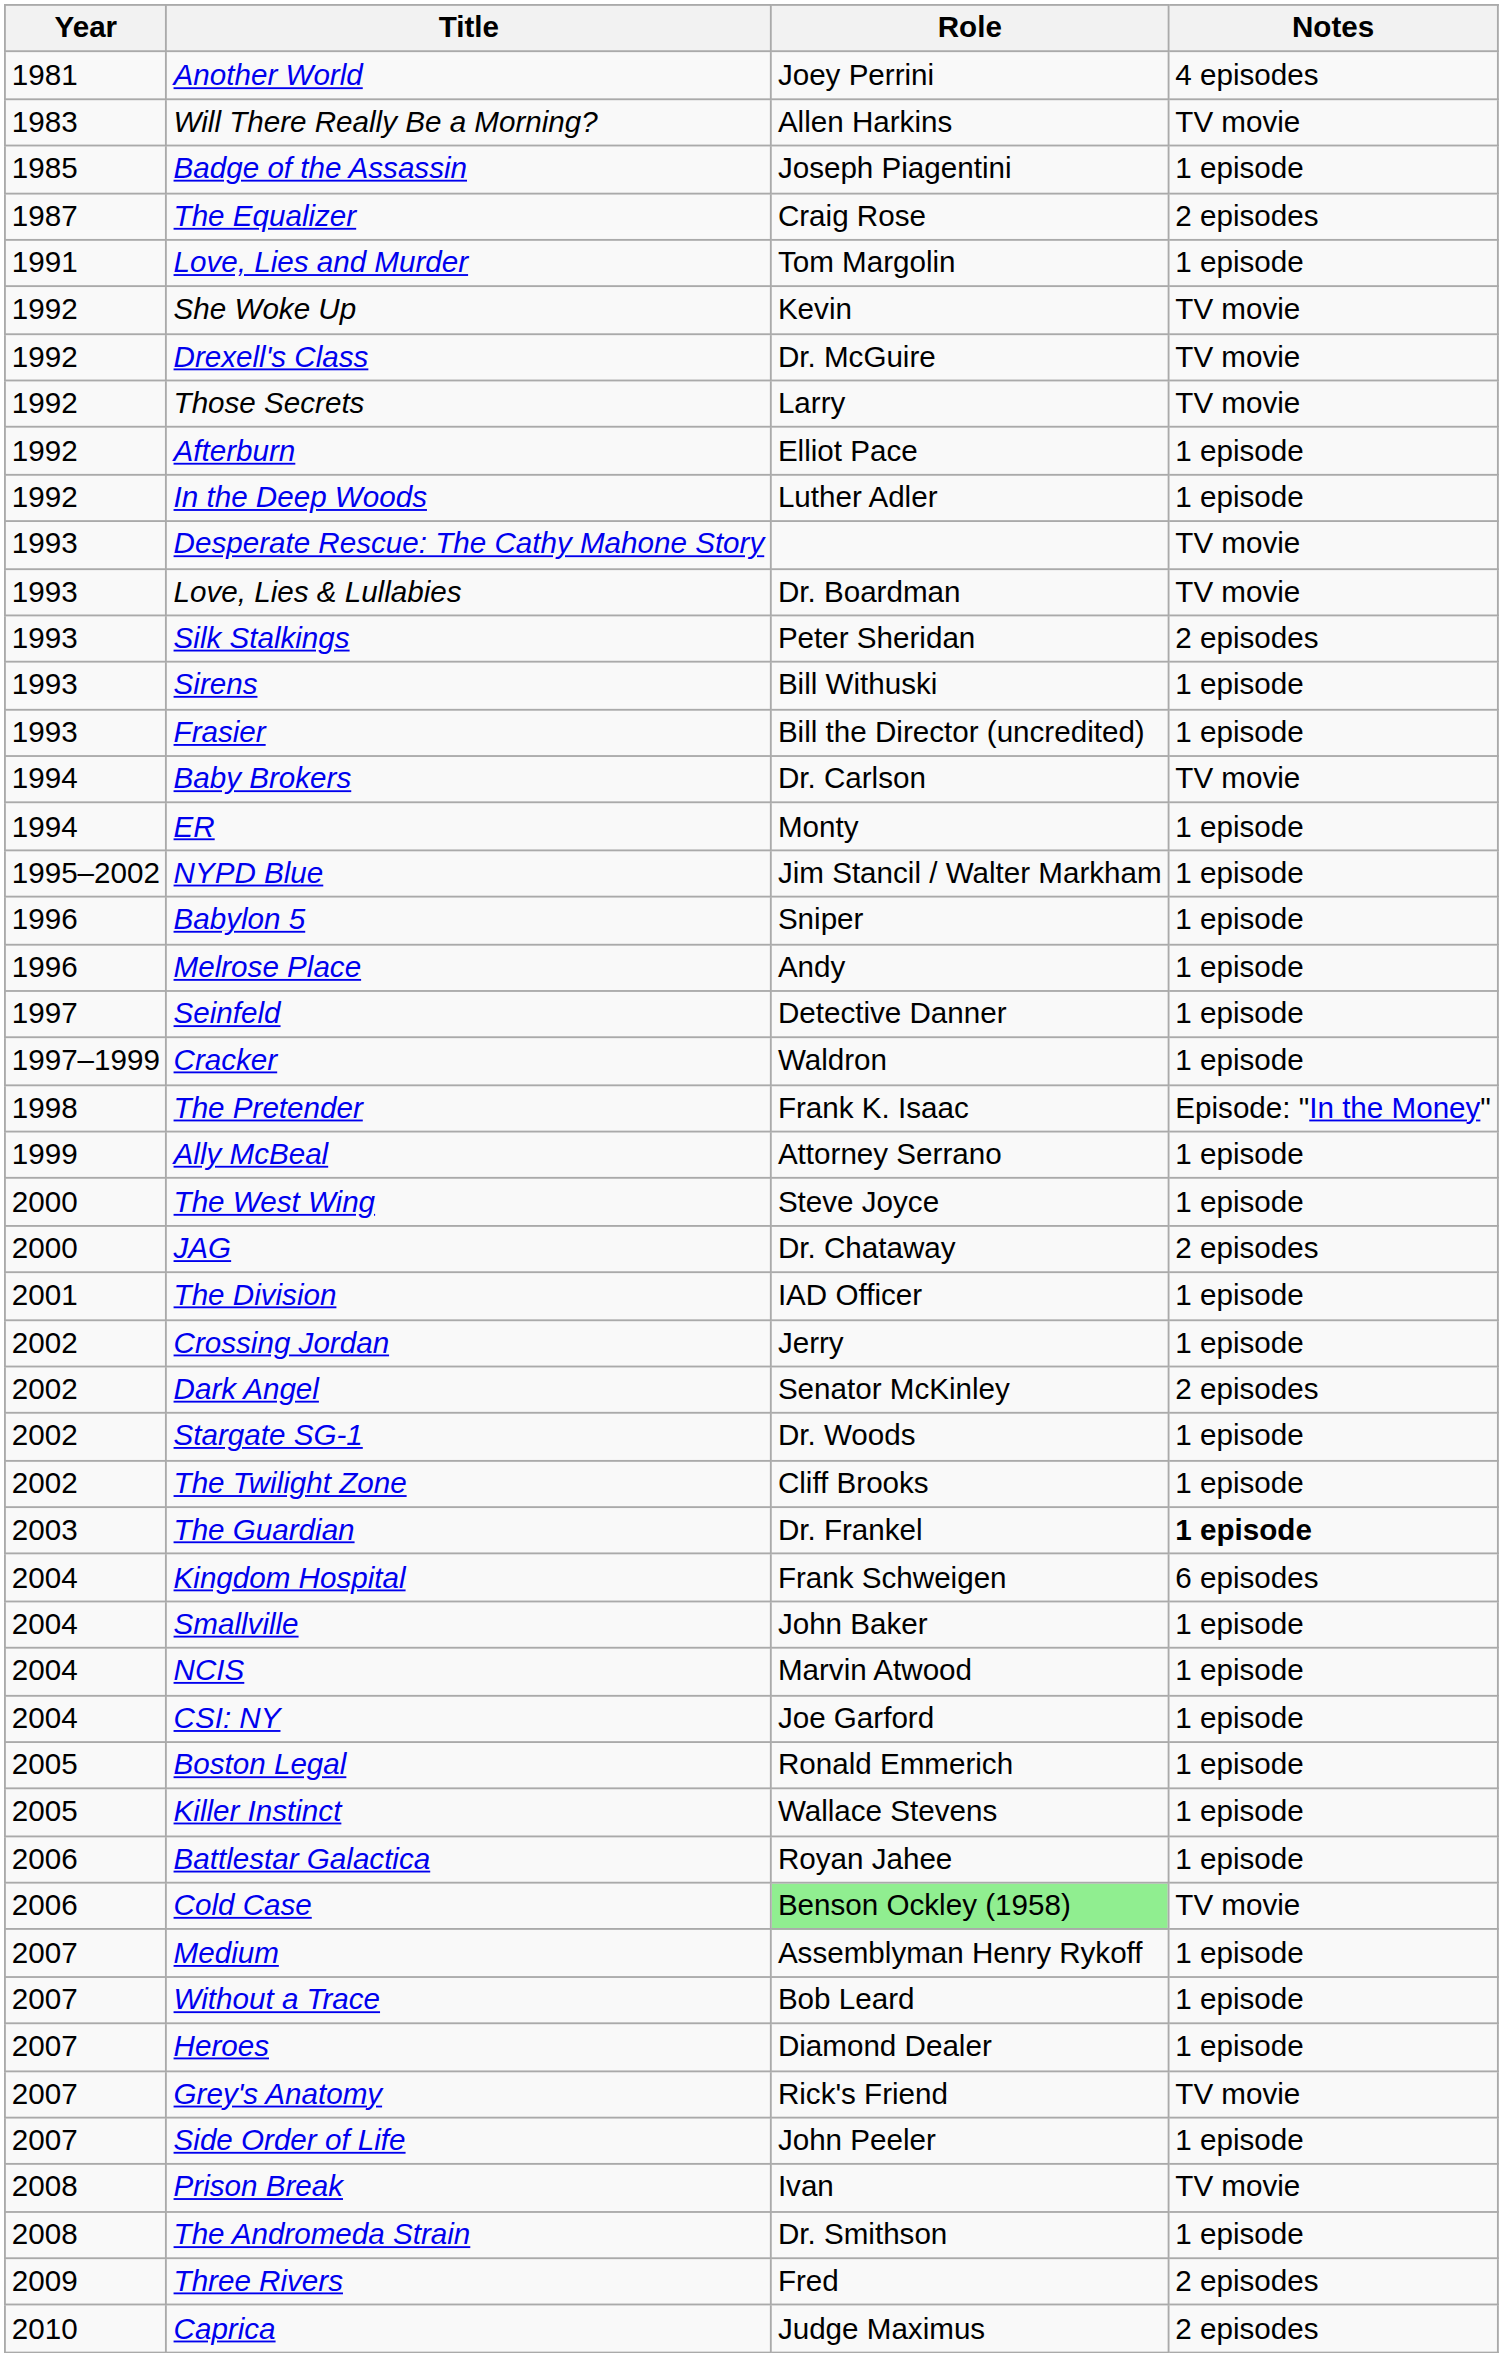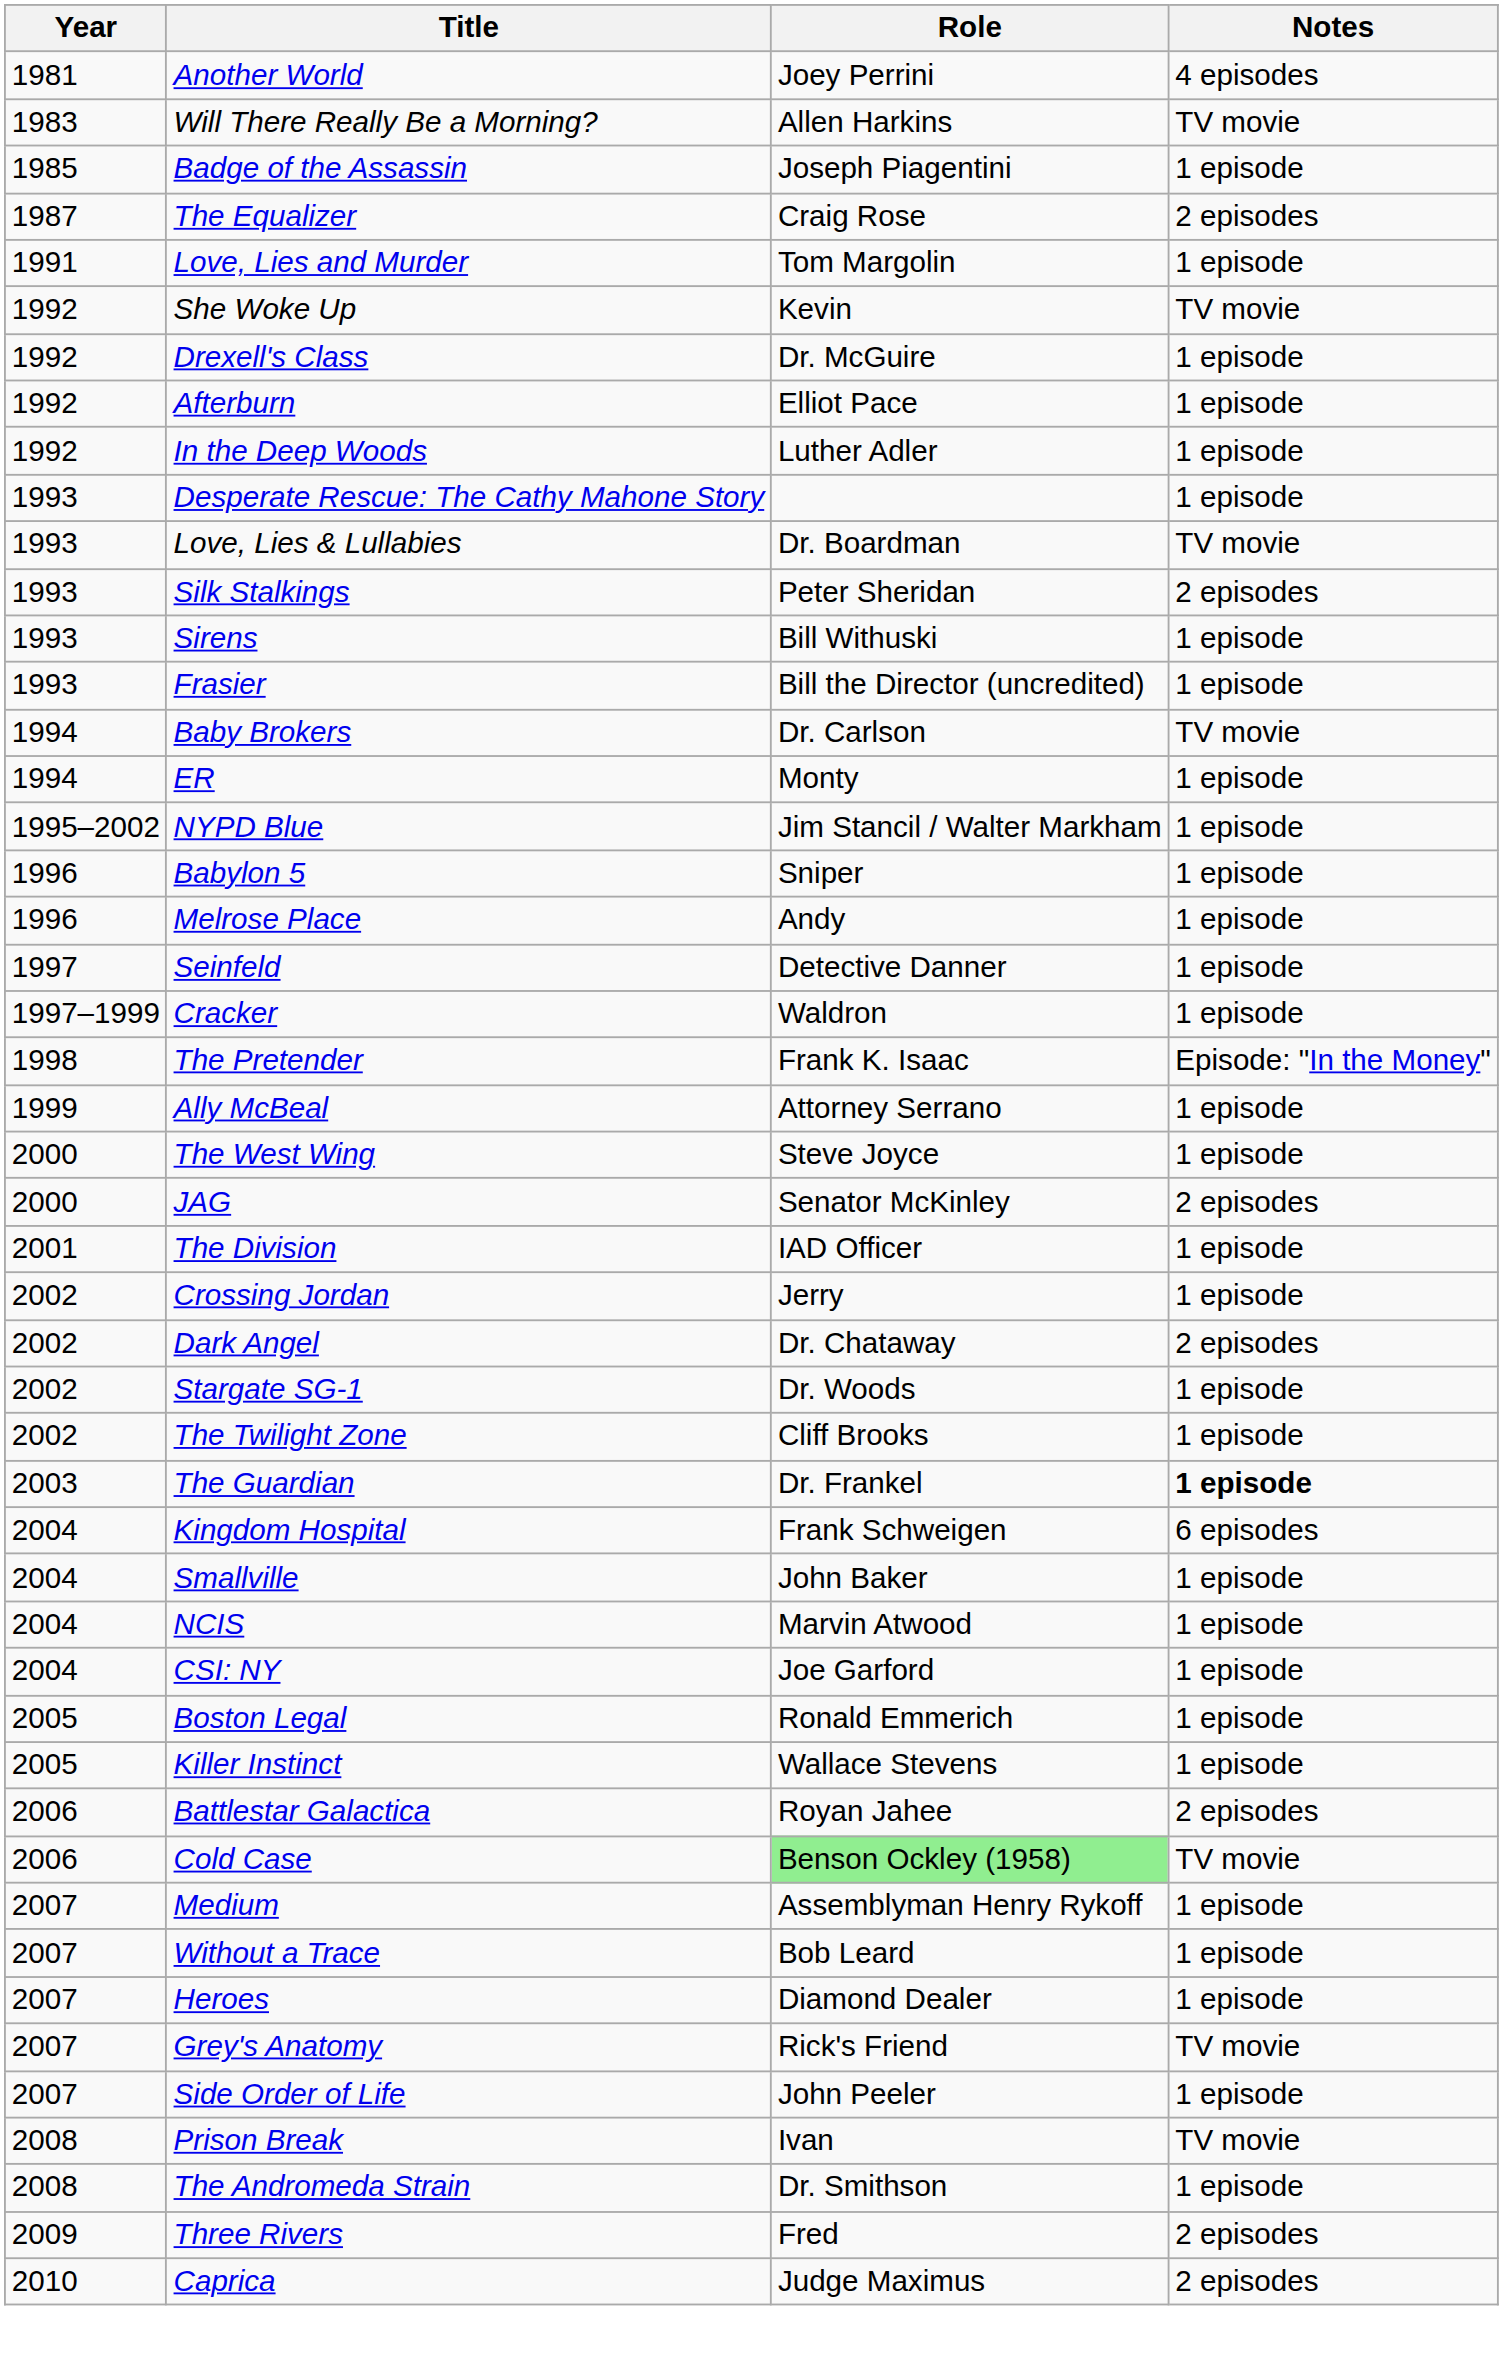(1238, 356) TV movie -> (1239, 356) 1 episode
- row: (269, 403)
(1238, 544) TV movie -> (1239, 497) 1 episode
(867, 1248) Dr. Chataway -> (894, 1201) Senator McKinley
(894, 1389) Senator McKinley -> (867, 1342) Dr. Chataway
(1239, 1858) 1 episode -> (1247, 1811) 2 episodes
